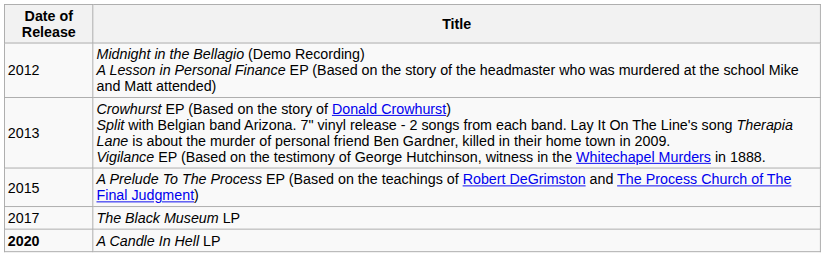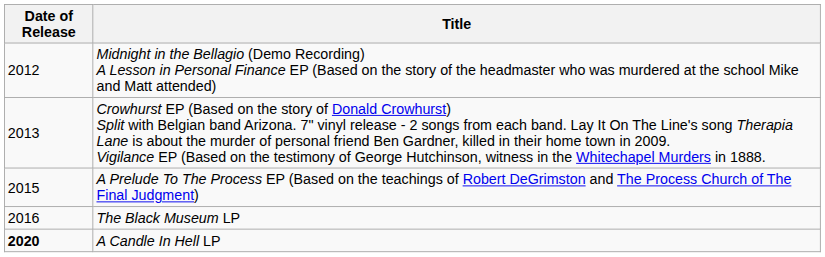(24, 218) 2017 -> (24, 218) 2016
